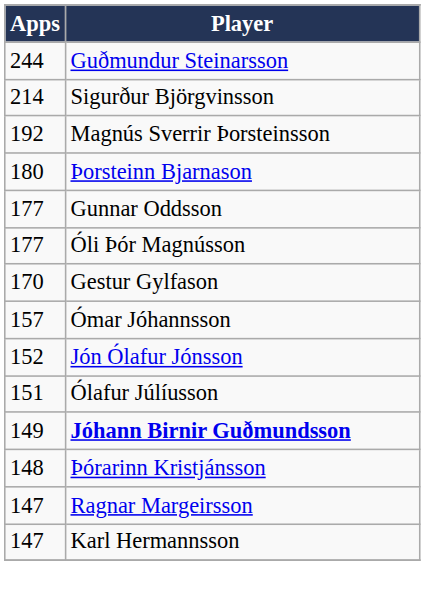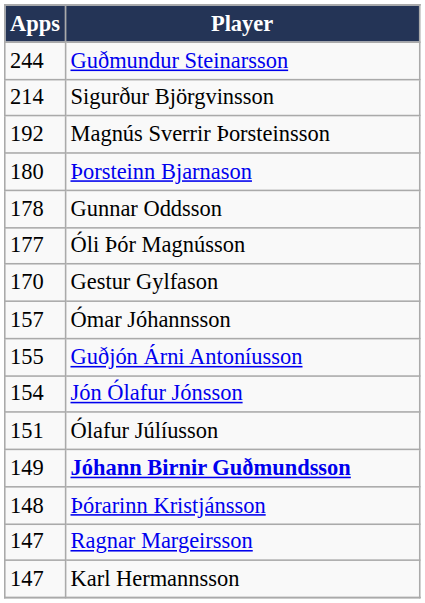(27, 208) 177 -> (27, 208) 178
+ row: (186, 356)
(27, 356) 152 -> (27, 393) 154
